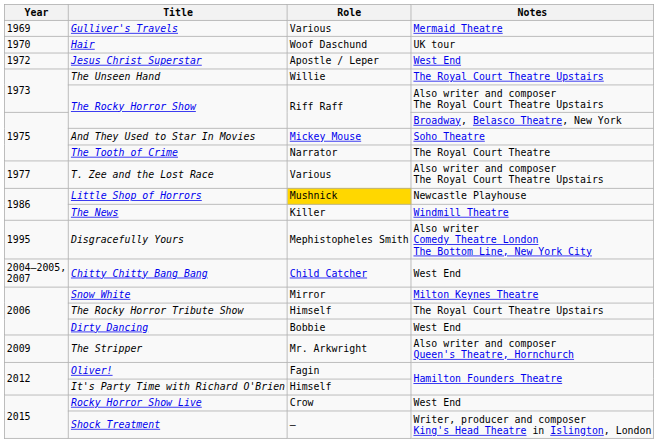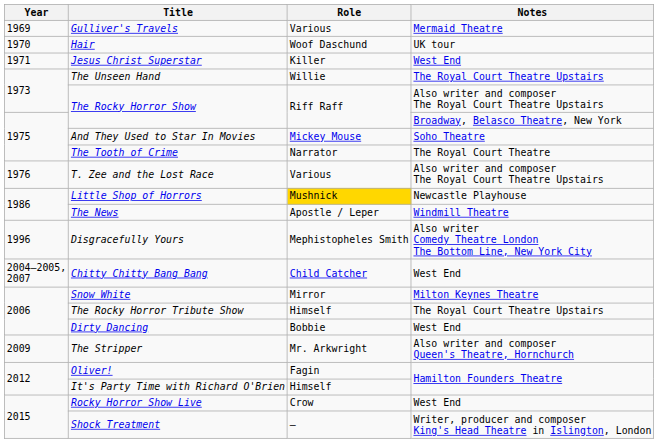(19, 61) 1972 -> (19, 61) 1971
(334, 61) Apostle / Leper -> (308, 61) Killer
(19, 174) 1977 -> (19, 174) 1976
(308, 212) Killer -> (334, 212) Apostle / Leper
(19, 240) 1995 -> (19, 240) 1996
